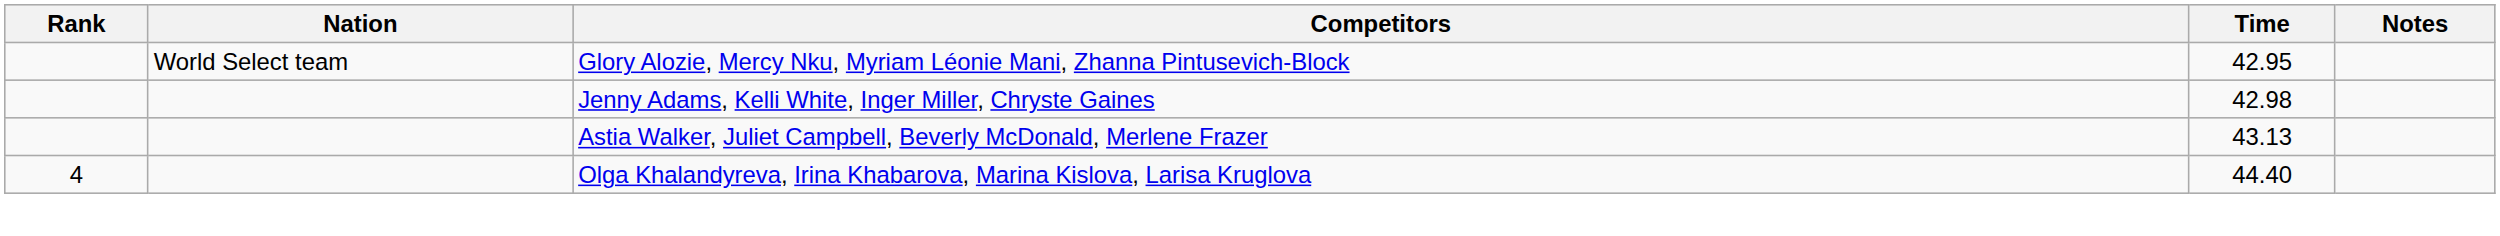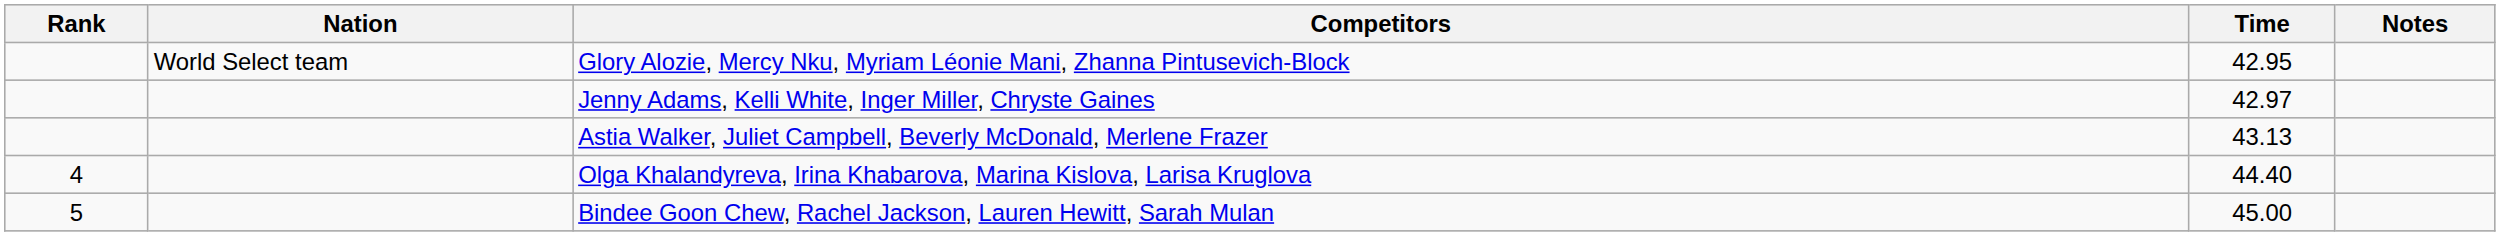(2262, 99) 42.98 -> (2262, 99) 42.97
+ row: (926, 213)
